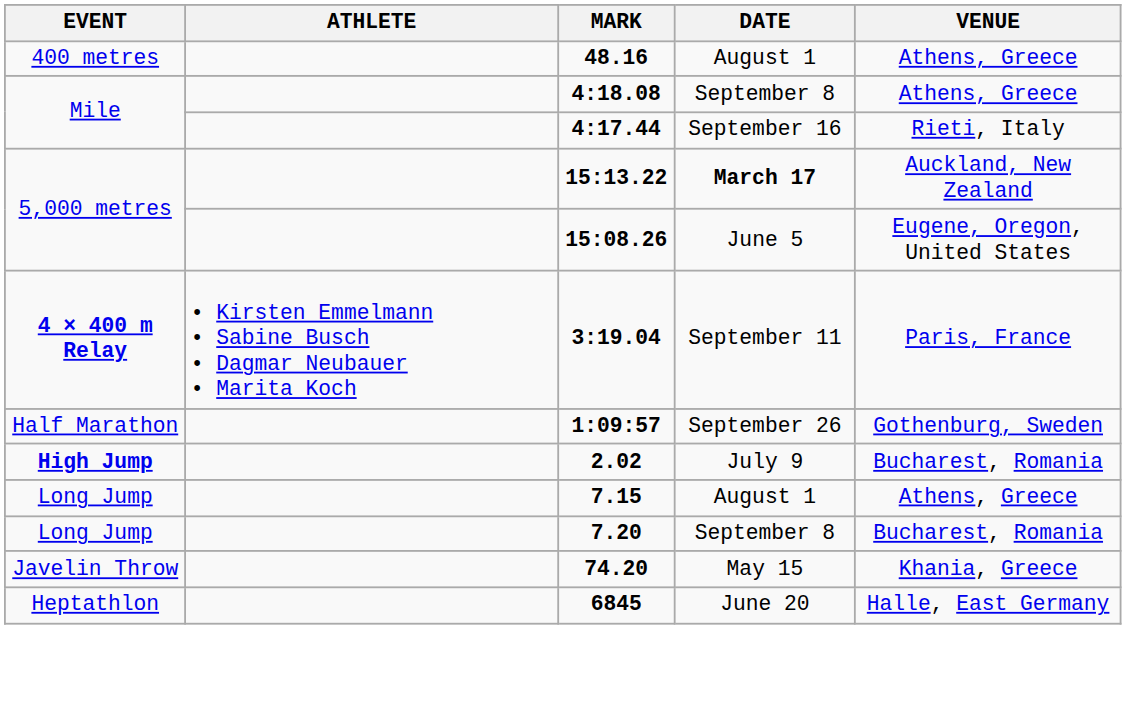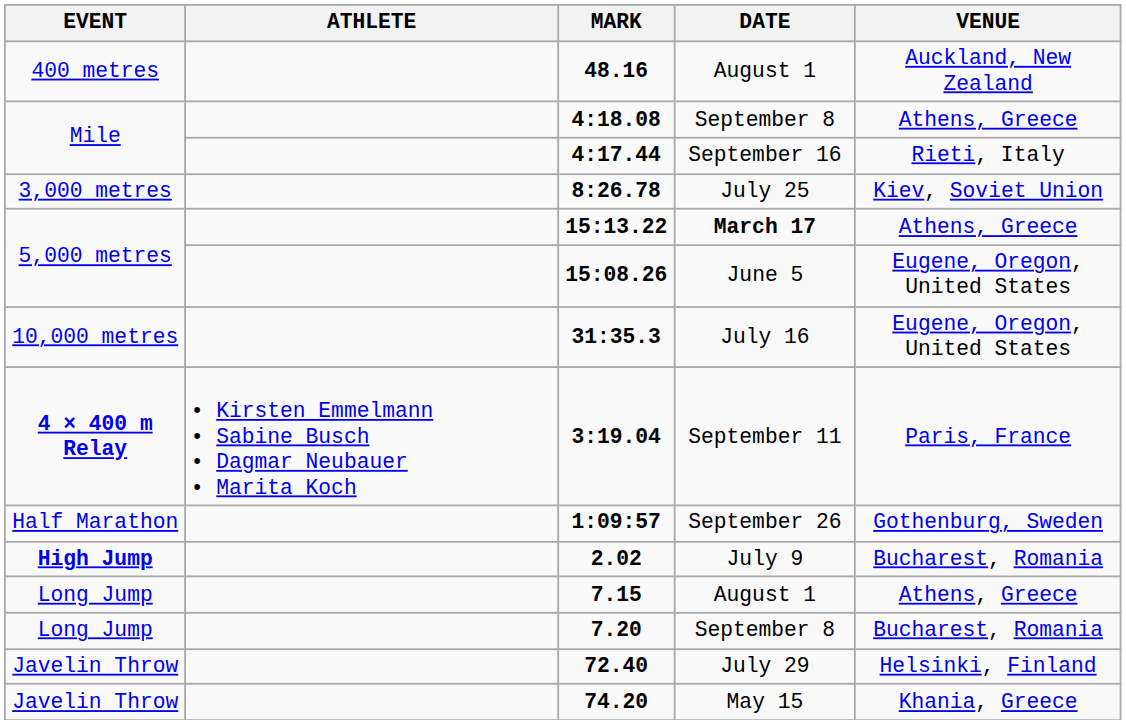(988, 58) Athens, Greece -> (988, 71) Auckland, New Zealand
+ row: (616, 191)
(988, 178) Auckland, New Zealand -> (988, 227) Athens, Greece
+ row: (616, 337)
+ row: (616, 666)
- row: (616, 605)
